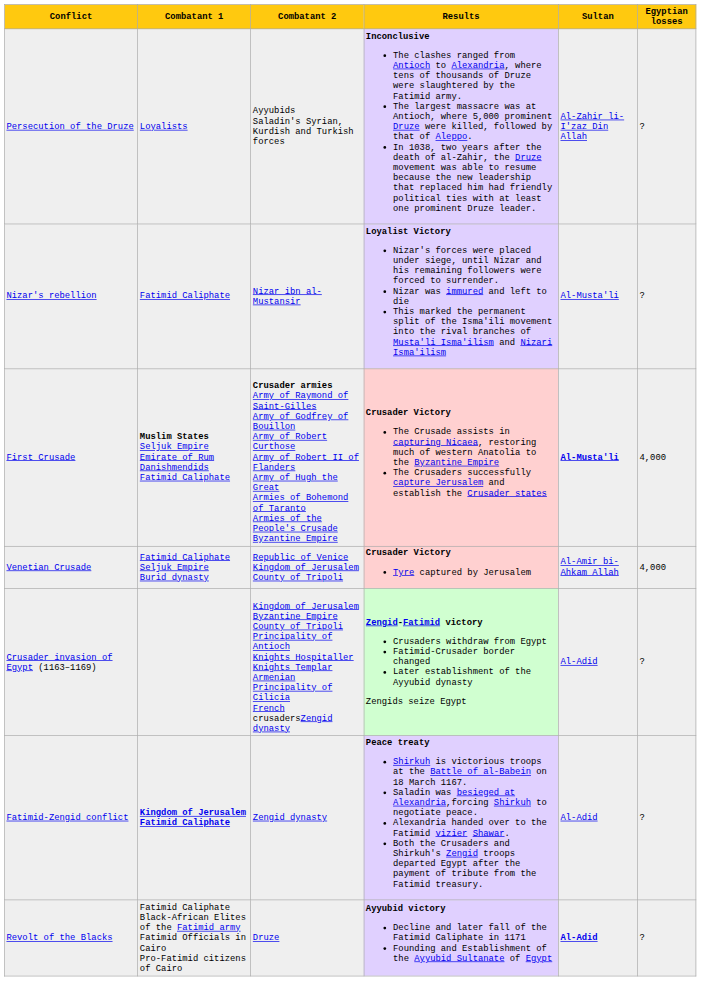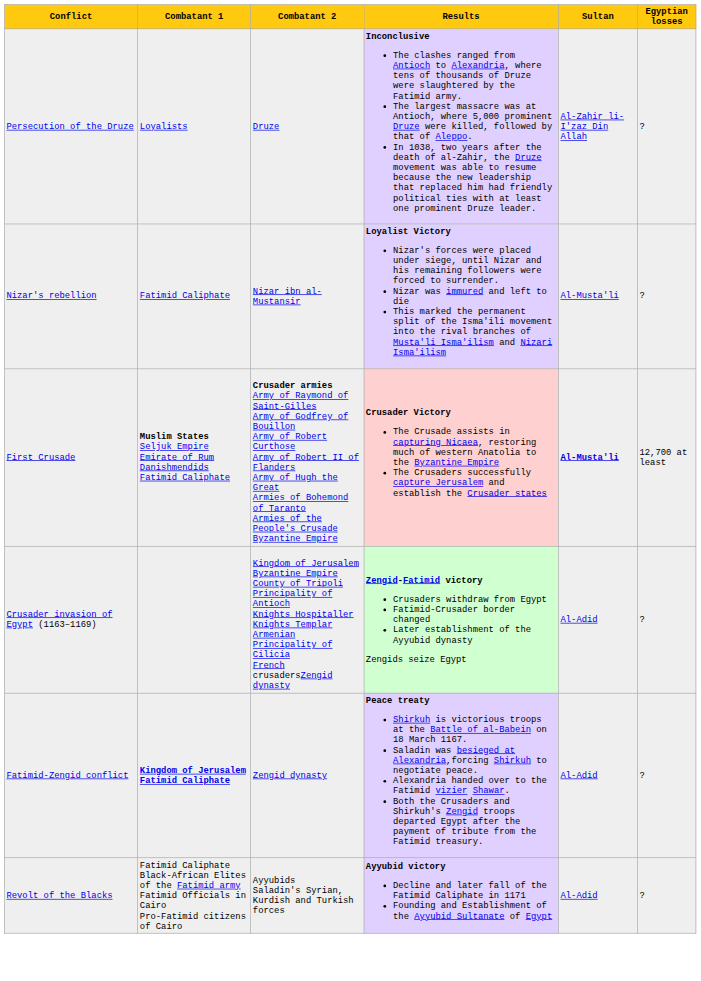(303, 127) Ayyubids Saladin's Syrian, Kurdish and Turkish forces -> (266, 127) Druze
(653, 457) 4,000 -> (663, 457) 12,700 at least
- row: (49, 567)
(266, 938) Druze -> (303, 896) Ayyubids Saladin's Syrian, Kurdish and Turkish forces
(579, 938) bold -> (579, 896) normal
